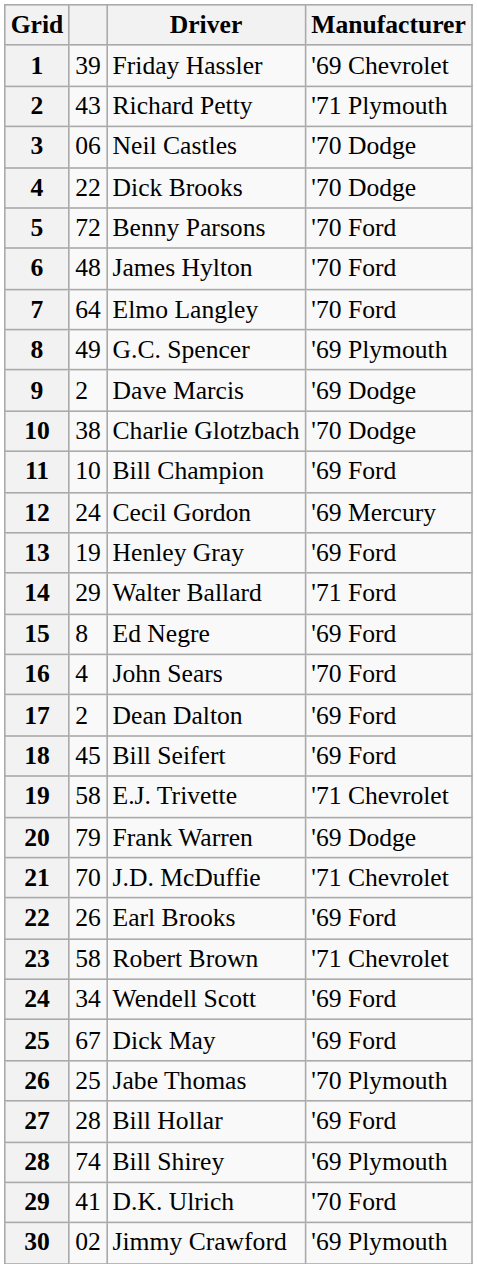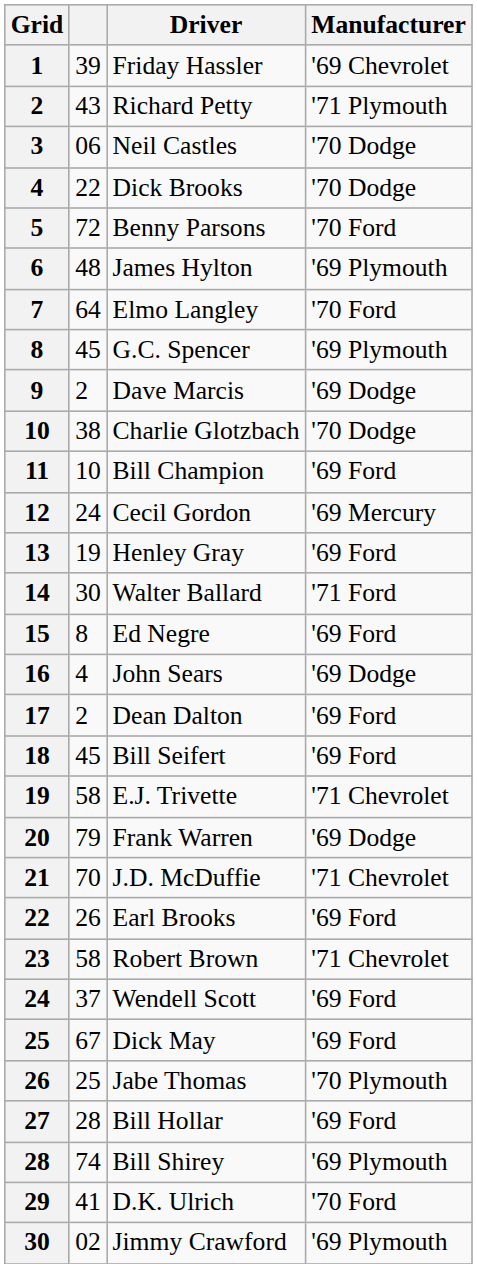(354, 268) '70 Ford -> (379, 268) '69 Plymouth
(88, 349) 49 -> (88, 349) 45
(88, 593) 29 -> (88, 593) 30
(354, 674) '70 Ford -> (364, 674) '69 Dodge
(88, 999) 34 -> (88, 999) 37
